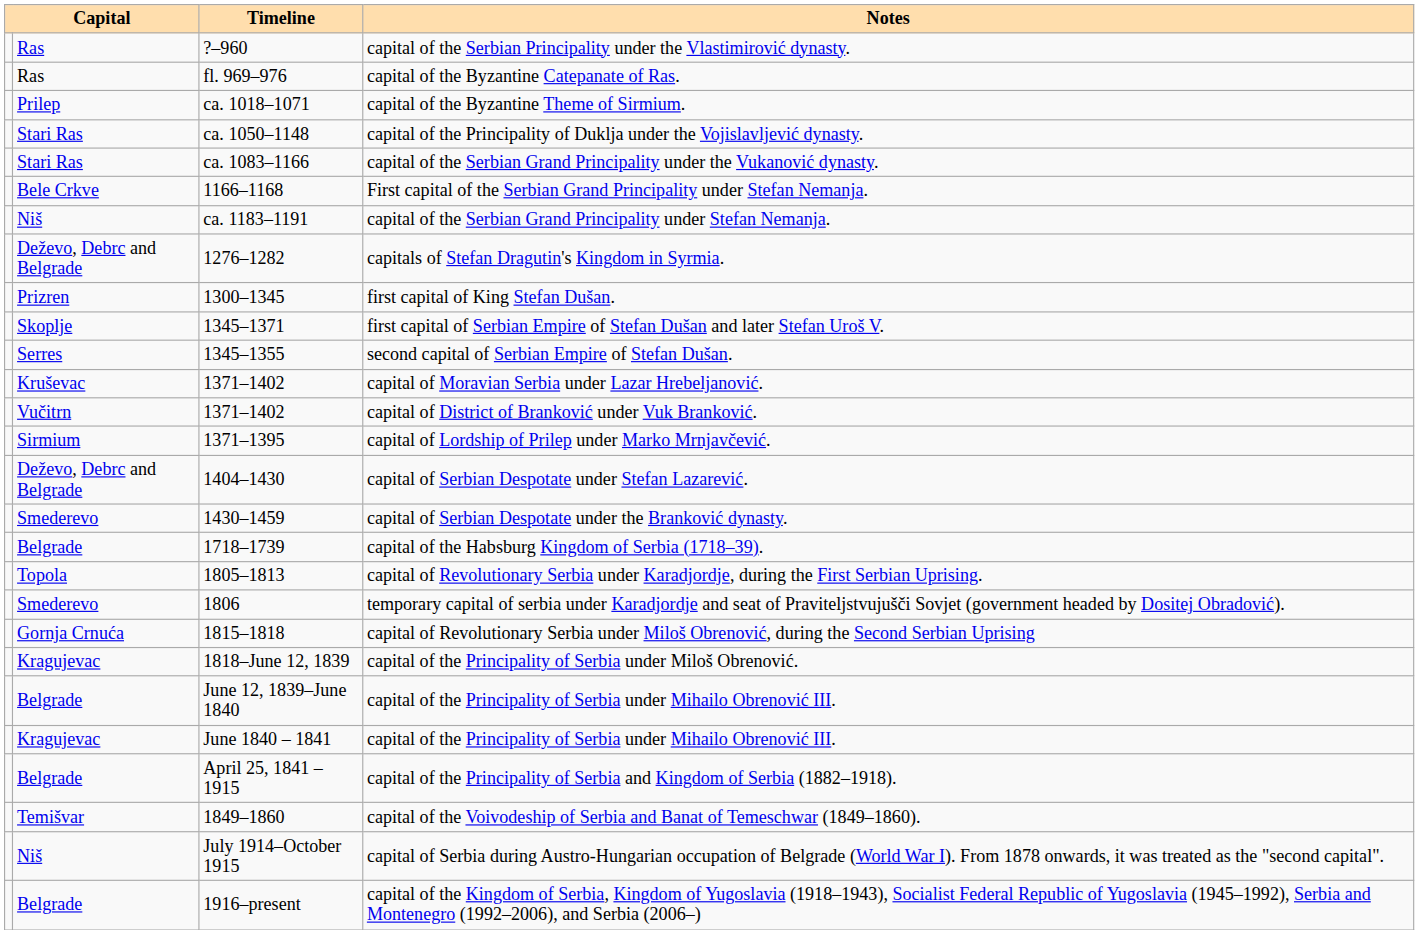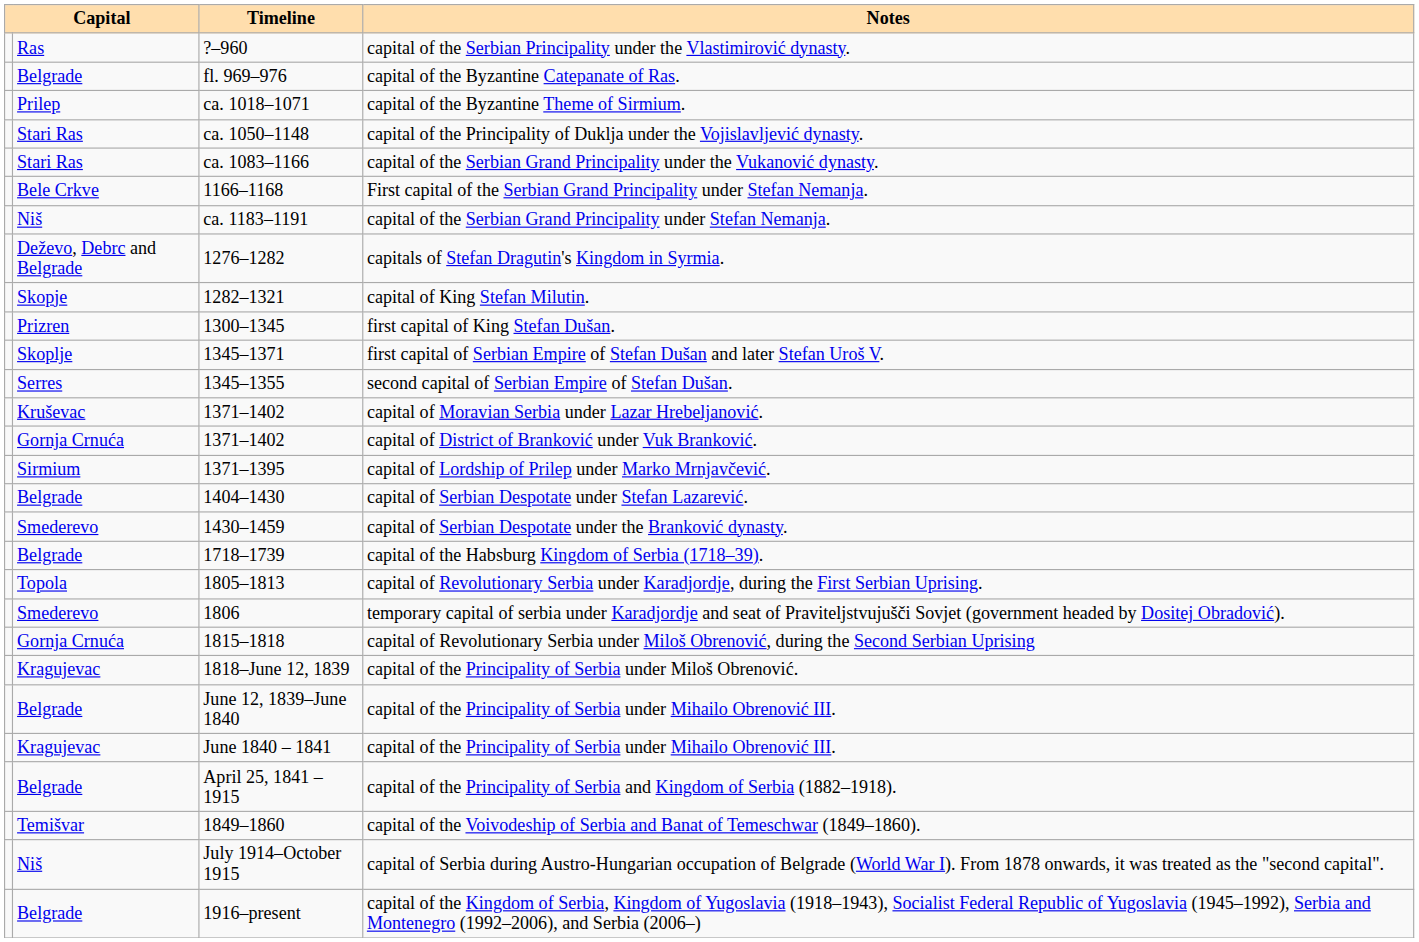(31, 76) Ras -> (50, 76) Belgrade
+ row: (244, 297)
(44, 411) Vučitrn -> (71, 440) Gornja Crnuća
(87, 479) Deževo, Debrc and Belgrade -> (50, 497) Belgrade
